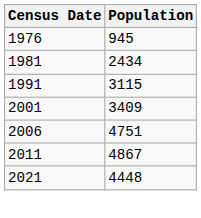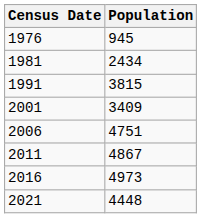(125, 85) 3115 -> (125, 85) 3815
+ row: (25, 178)
